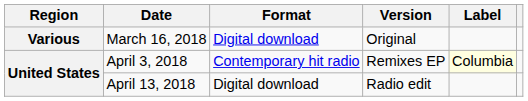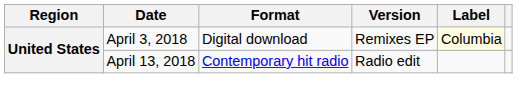- row: (156, 38)
(286, 61) Contemporary hit radio -> (255, 38) Digital download
(266, 84) Digital download -> (275, 61) Contemporary hit radio
